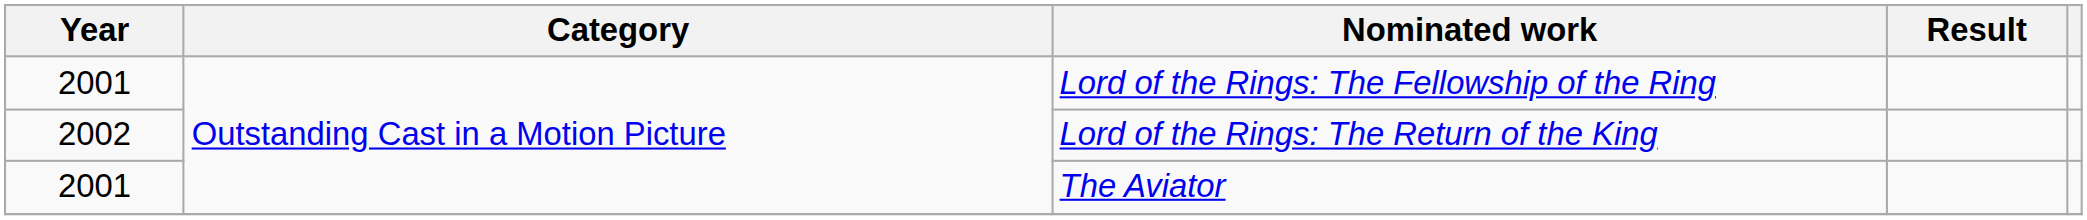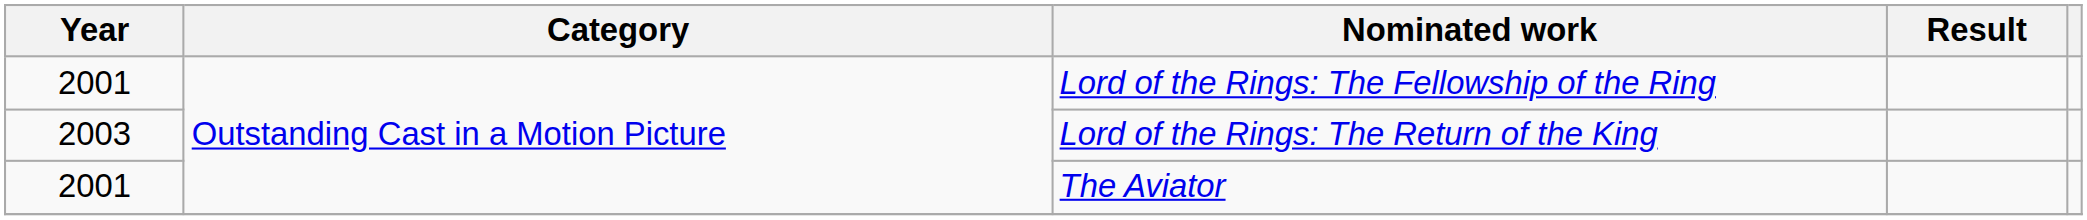(95, 134) 2002 -> (95, 134) 2003
